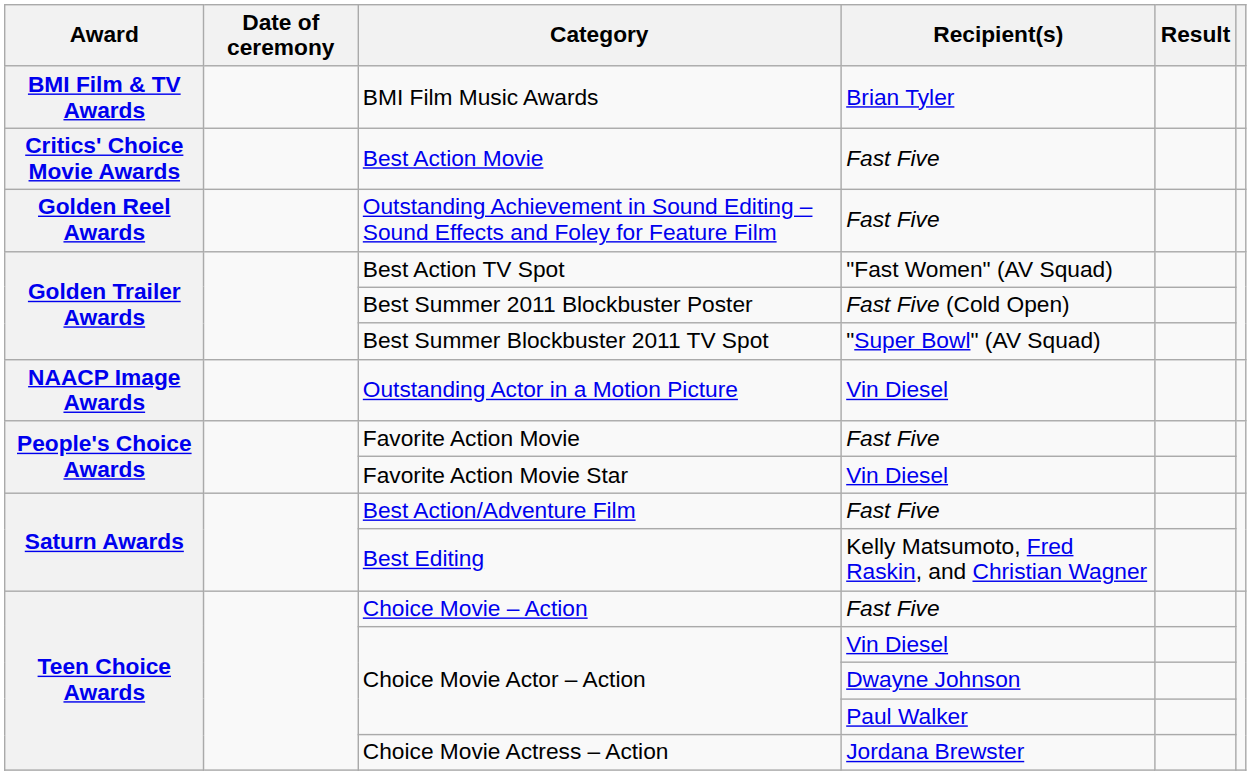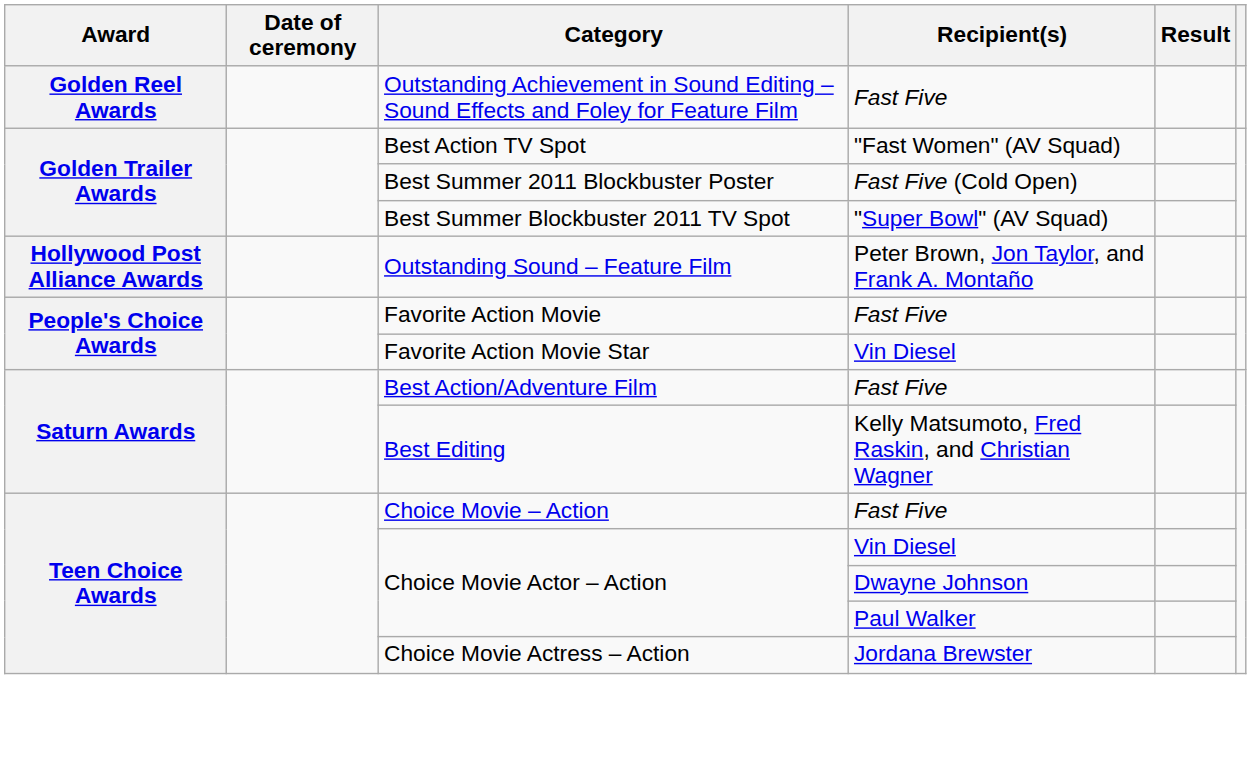- row: (481, 96)
- row: (453, 158)
+ row: (558, 266)
- row: (550, 389)
